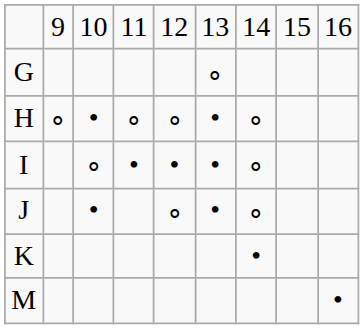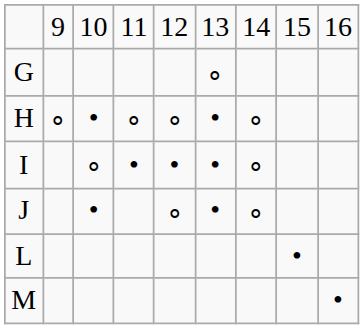- row: (24, 255)
+ row: (24, 255)
